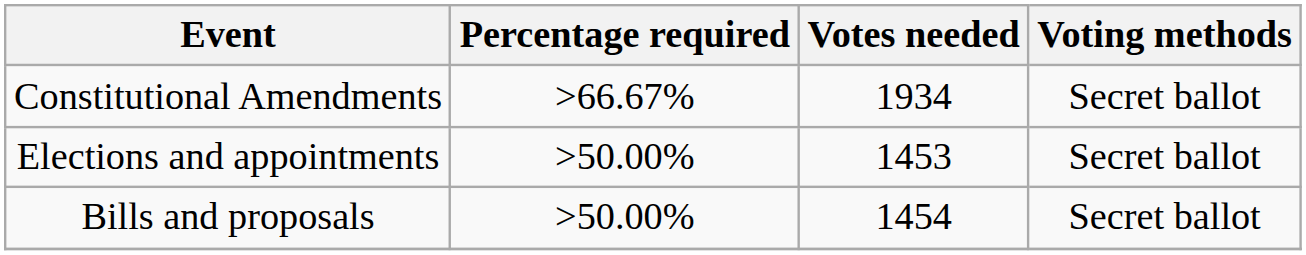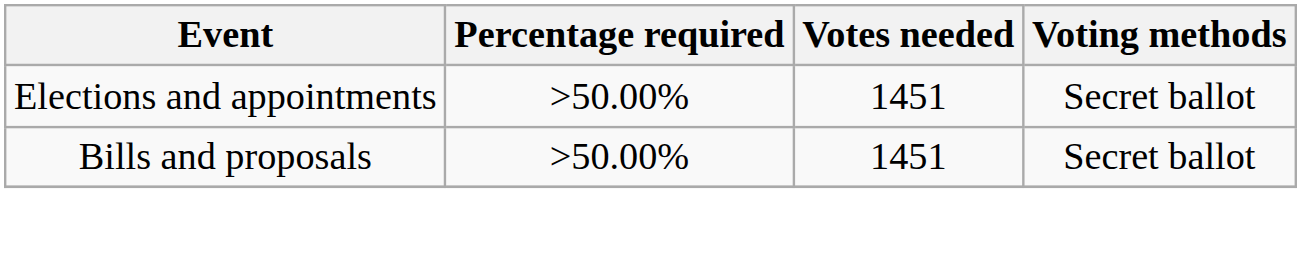- row: (228, 95)
(914, 156) 1453 -> (908, 95) 1451
(914, 216) 1454 -> (908, 156) 1451
